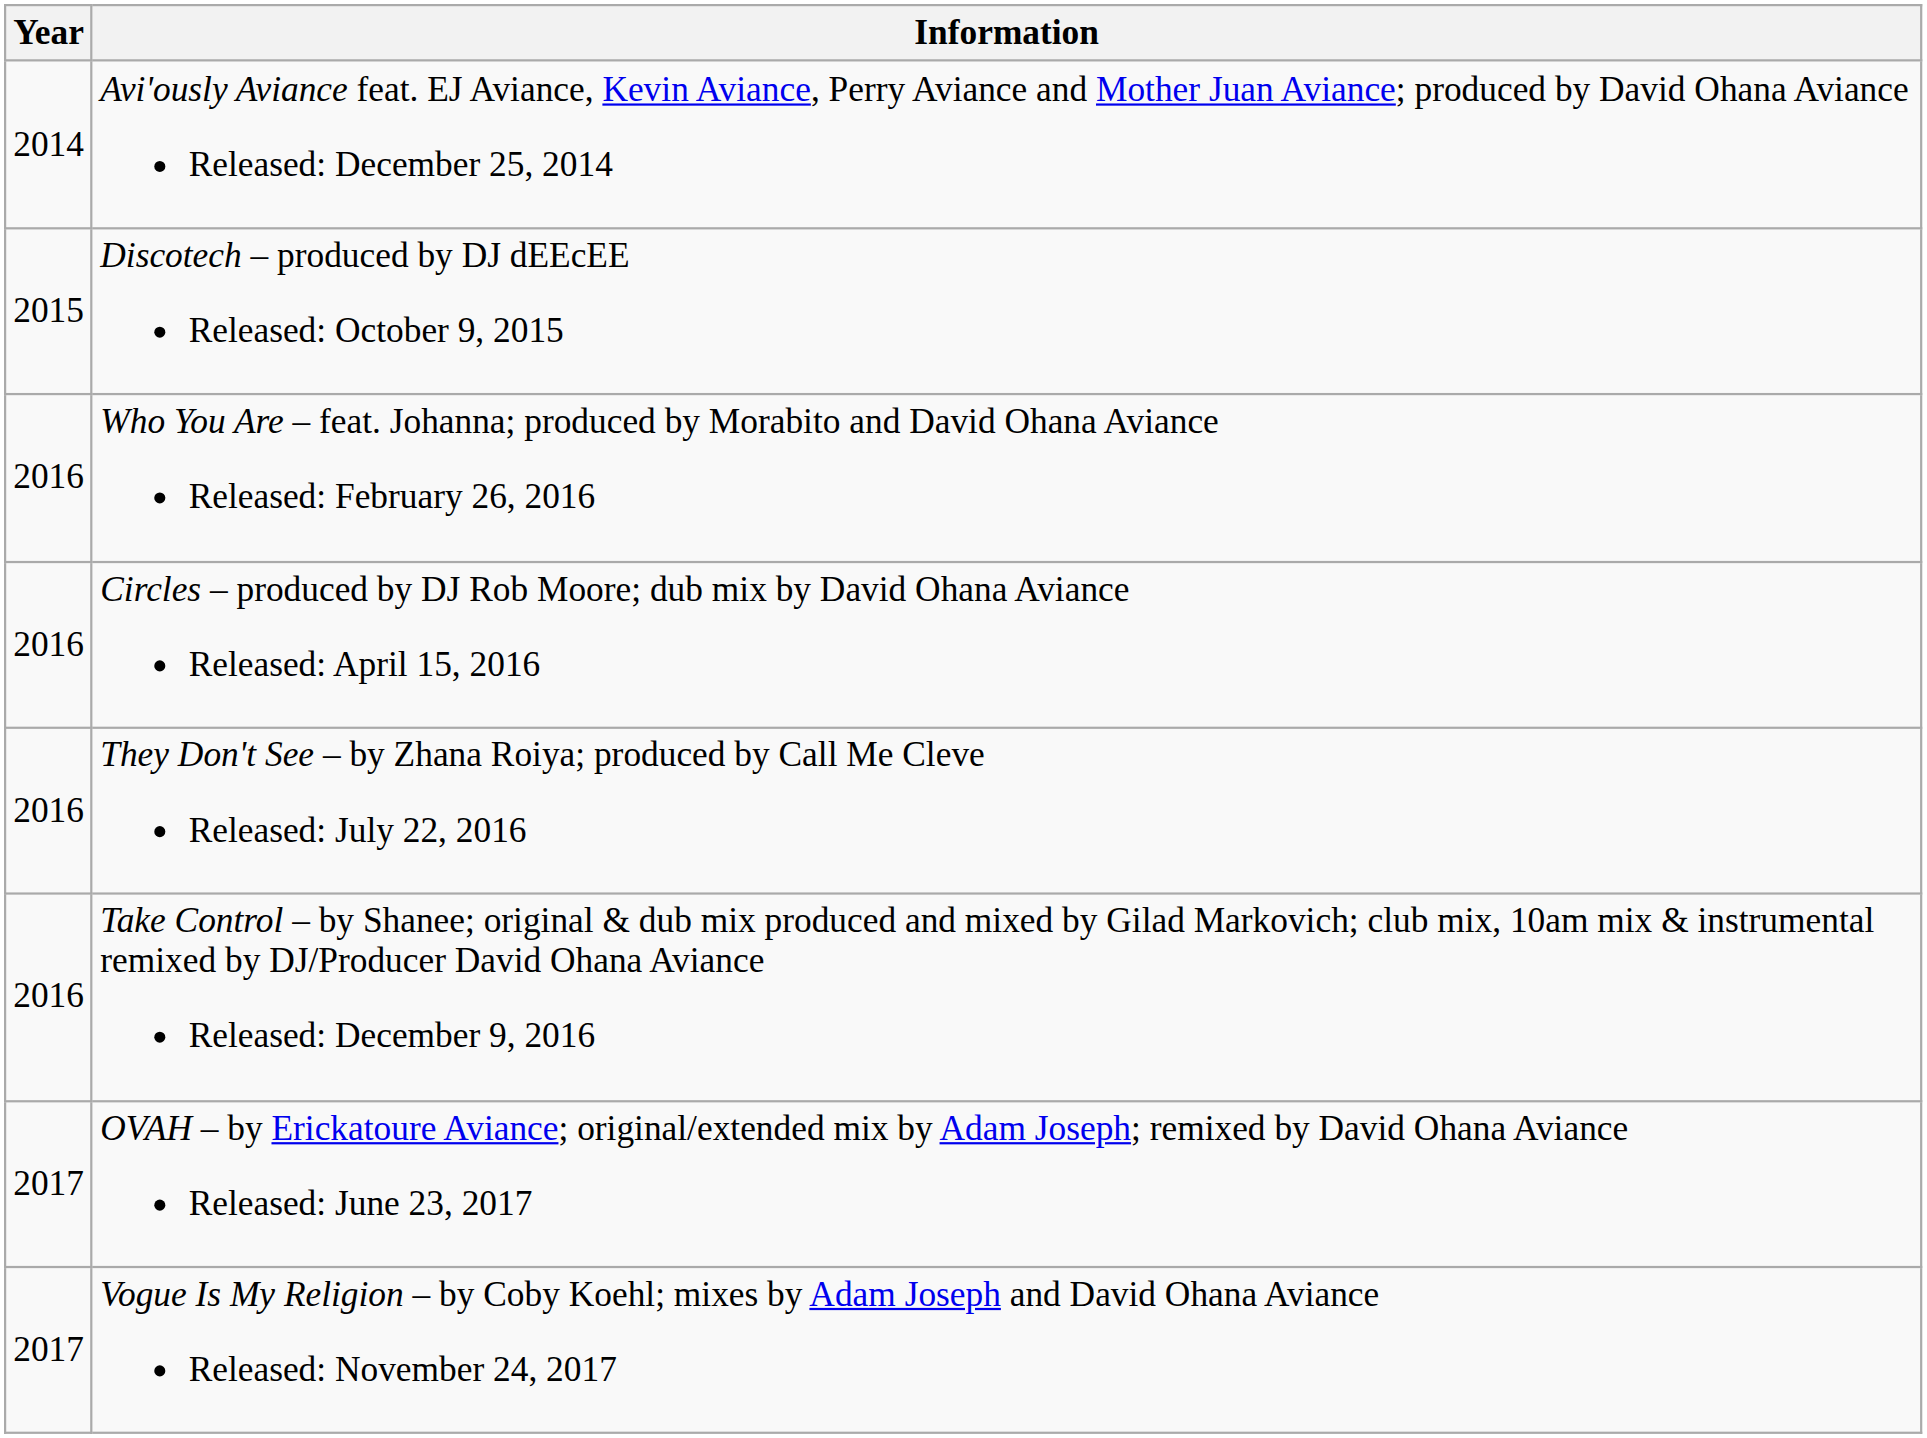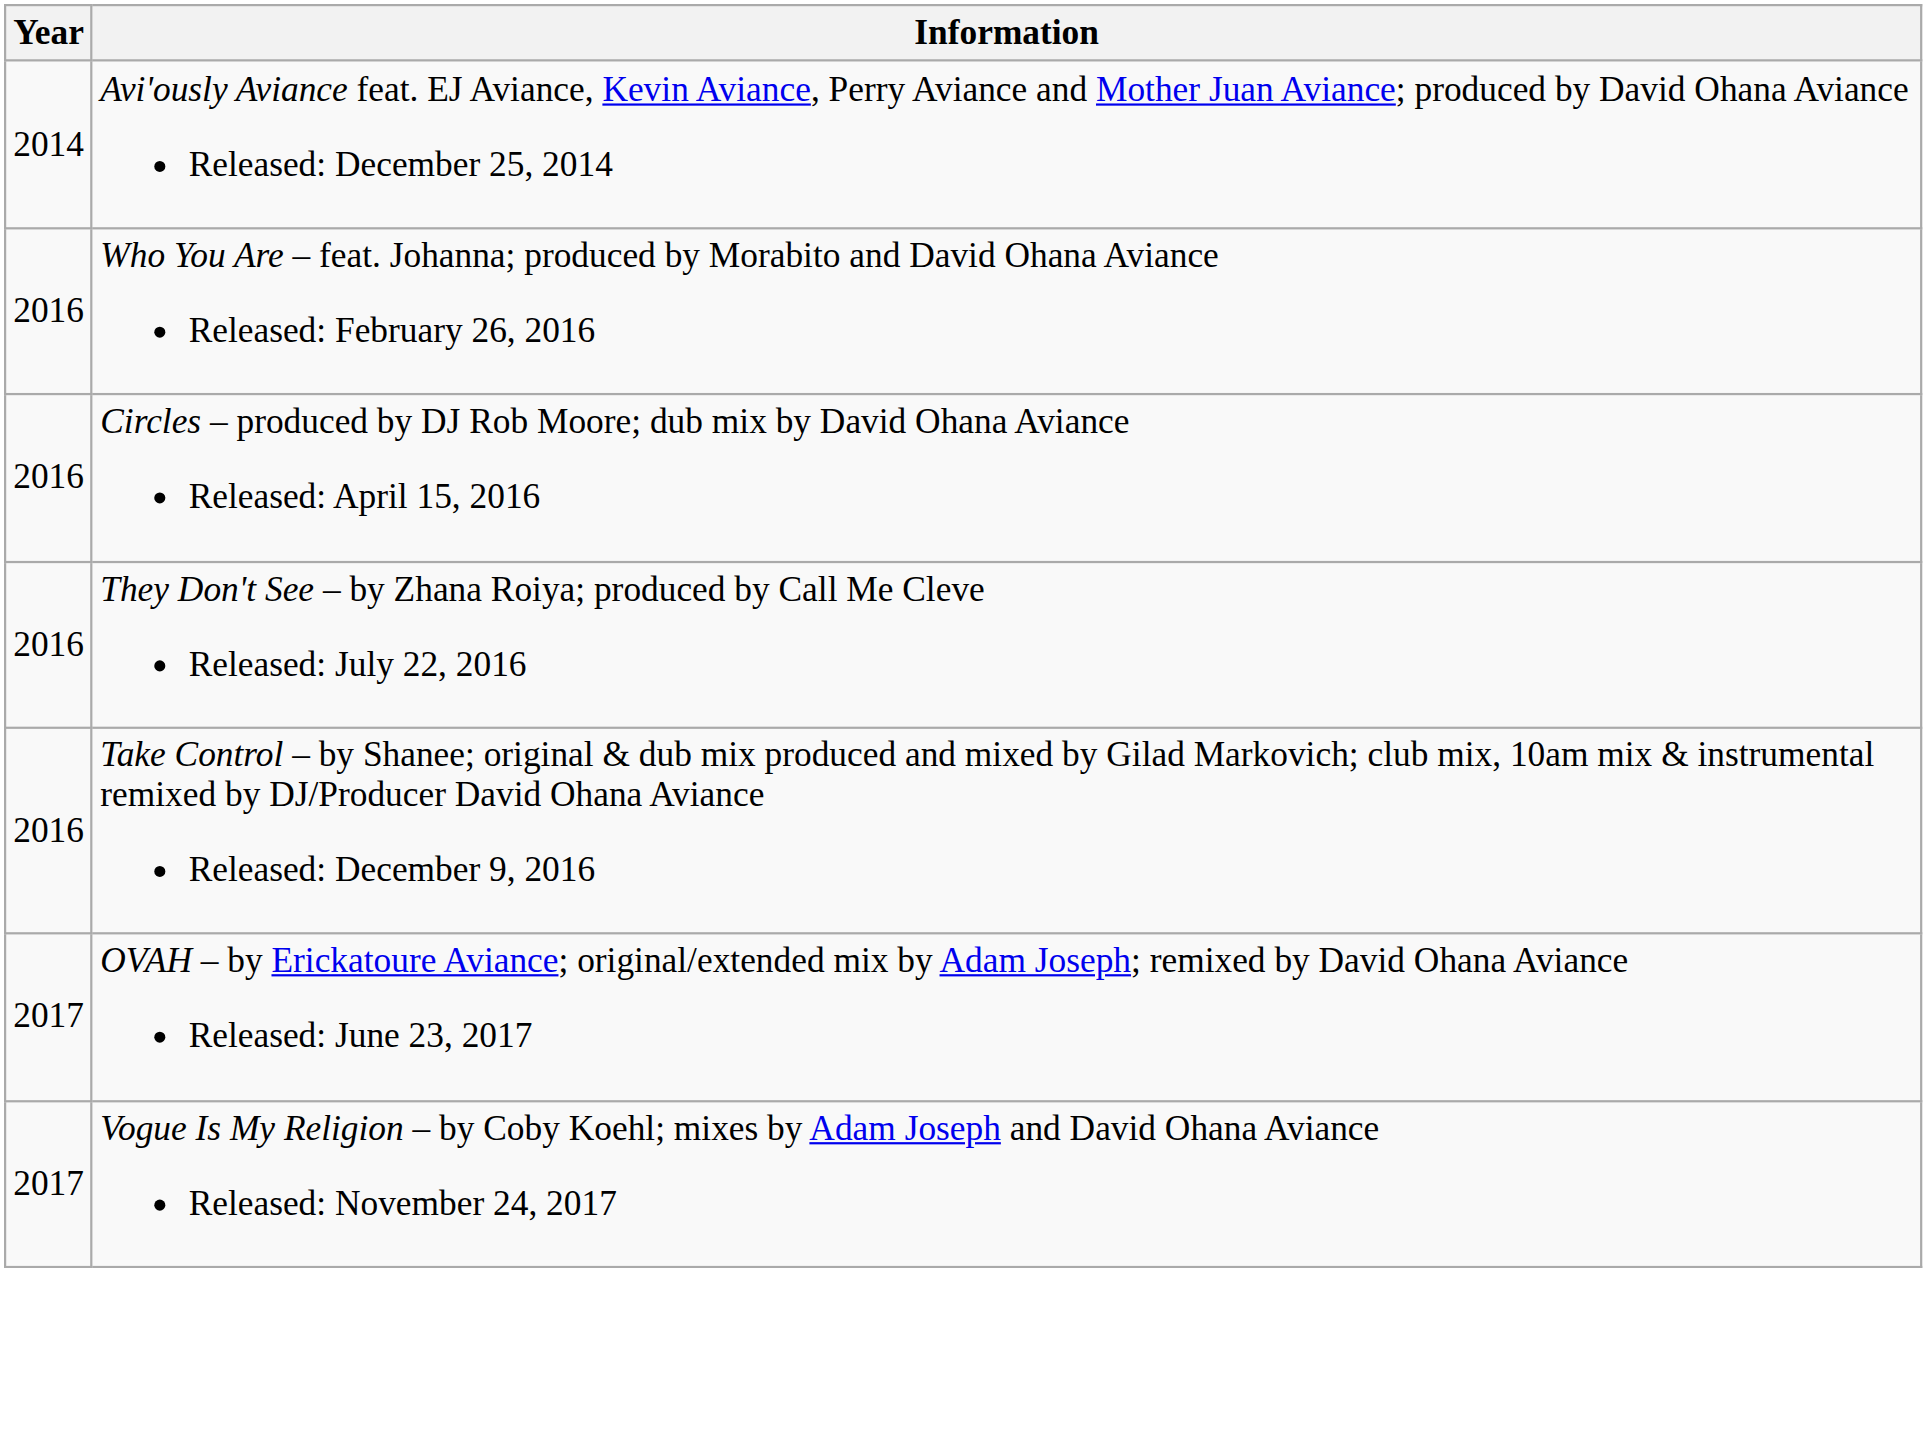- row: (1007, 293)
